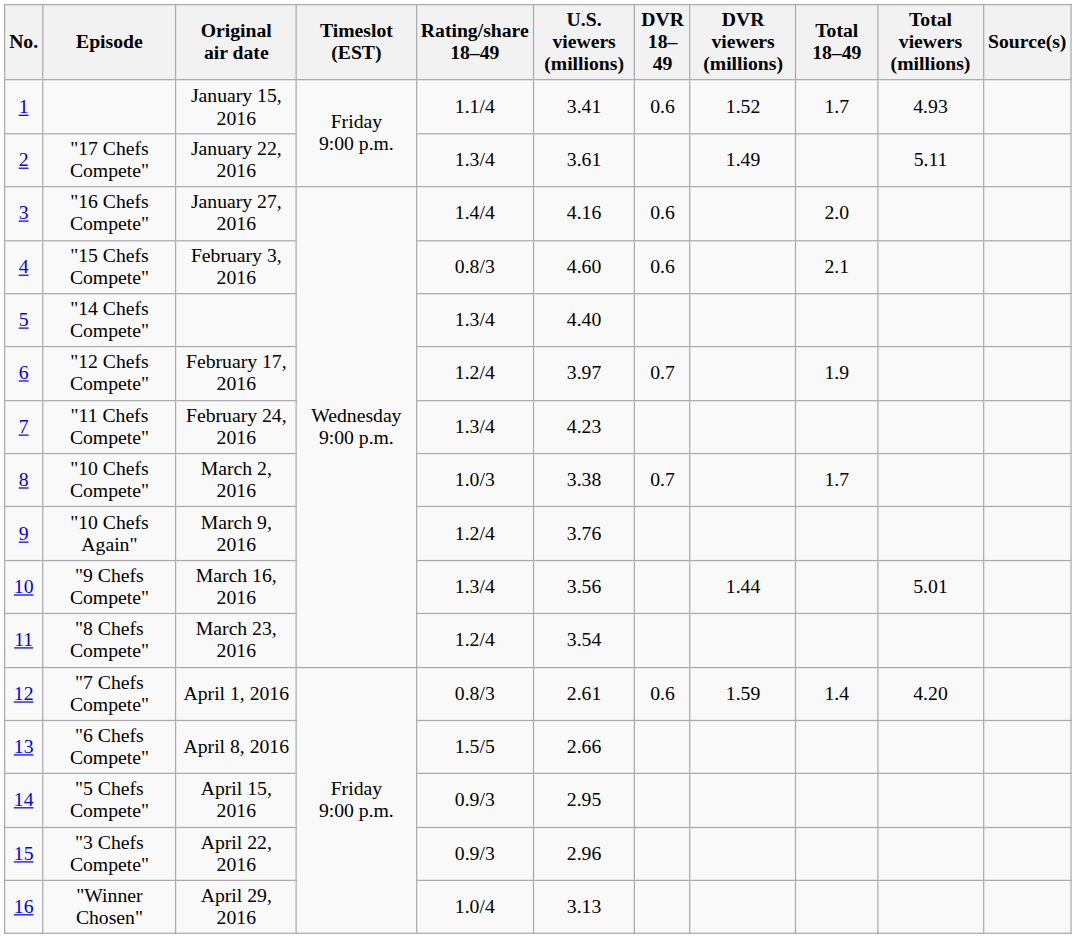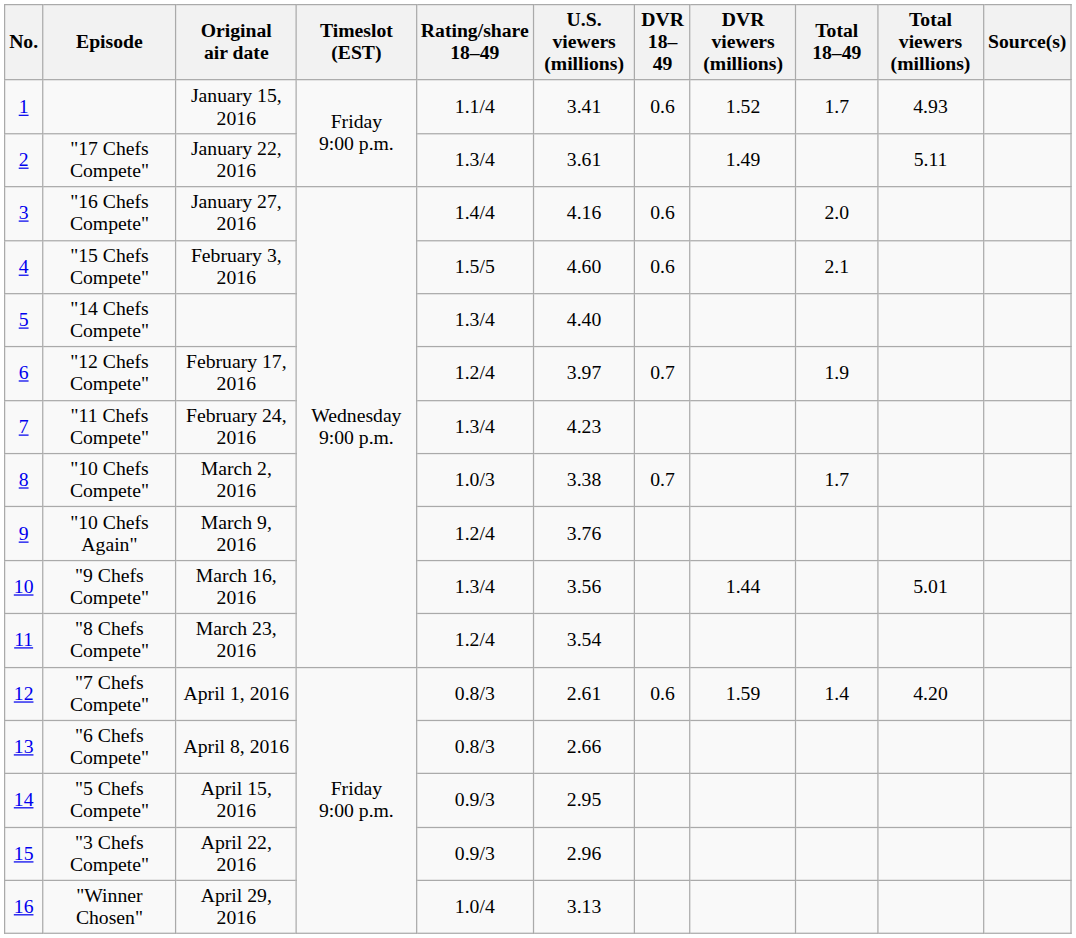(475, 266) 0.8/3 -> (475, 266) 1.5/5
(475, 746) 1.5/5 -> (475, 746) 0.8/3
